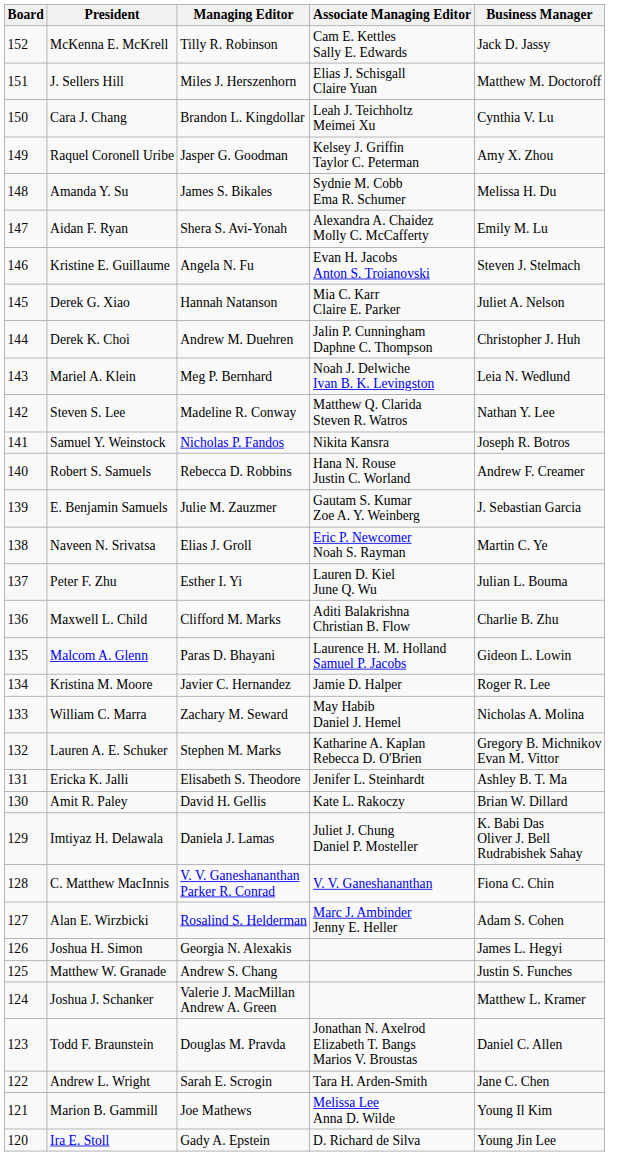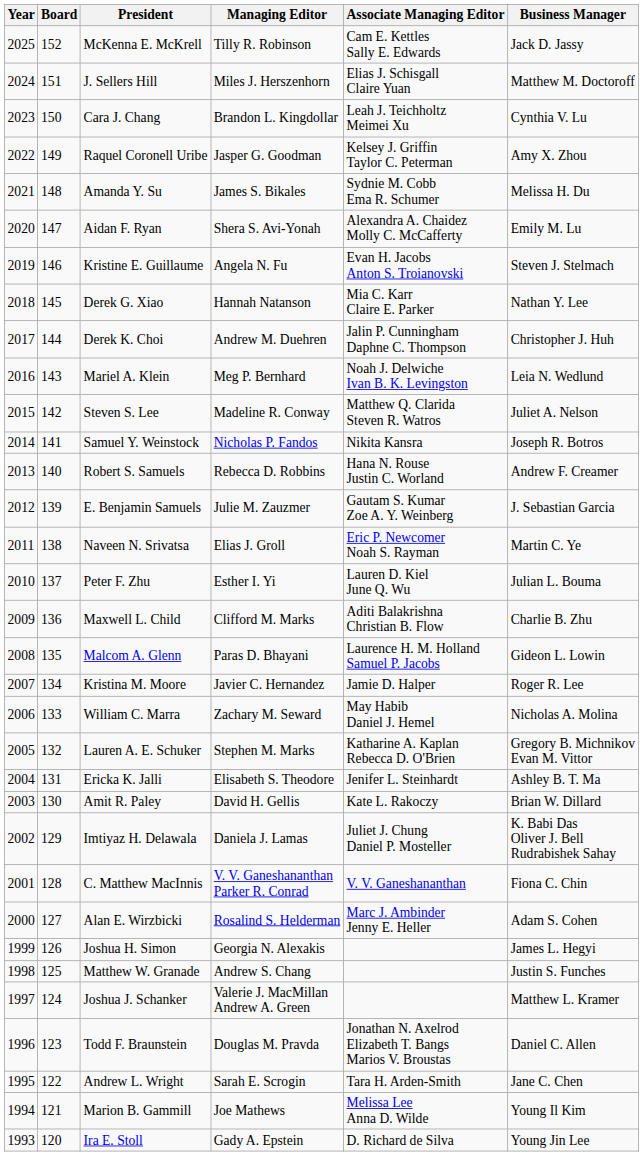+ column: (21, 15)
(521, 302) Juliet A. Nelson -> (549, 302) Nathan Y. Lee
(516, 413) Nathan Y. Lee -> (554, 413) Juliet A. Nelson
